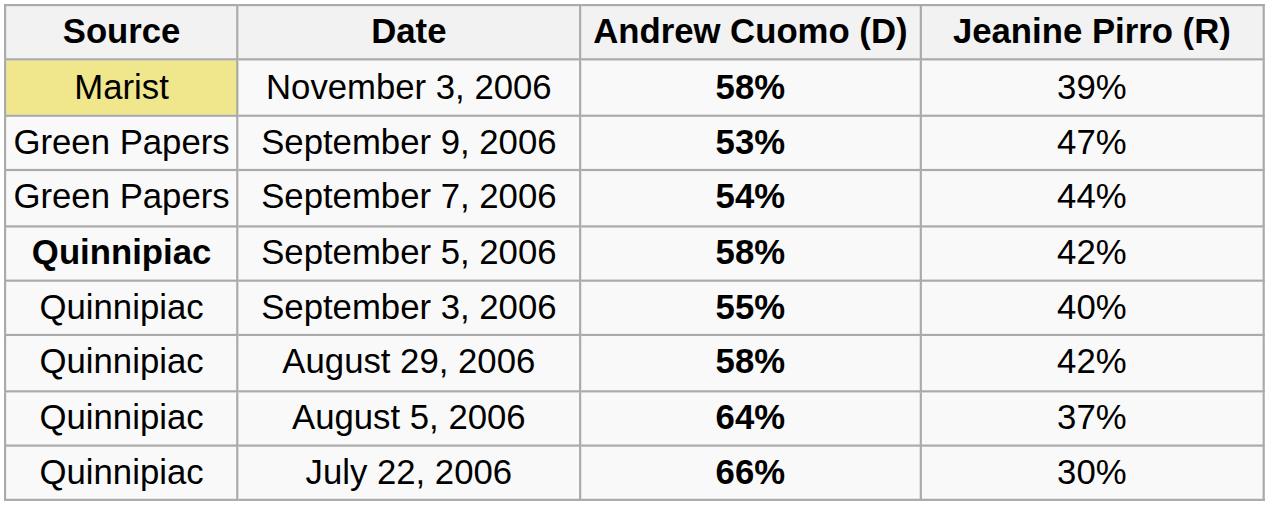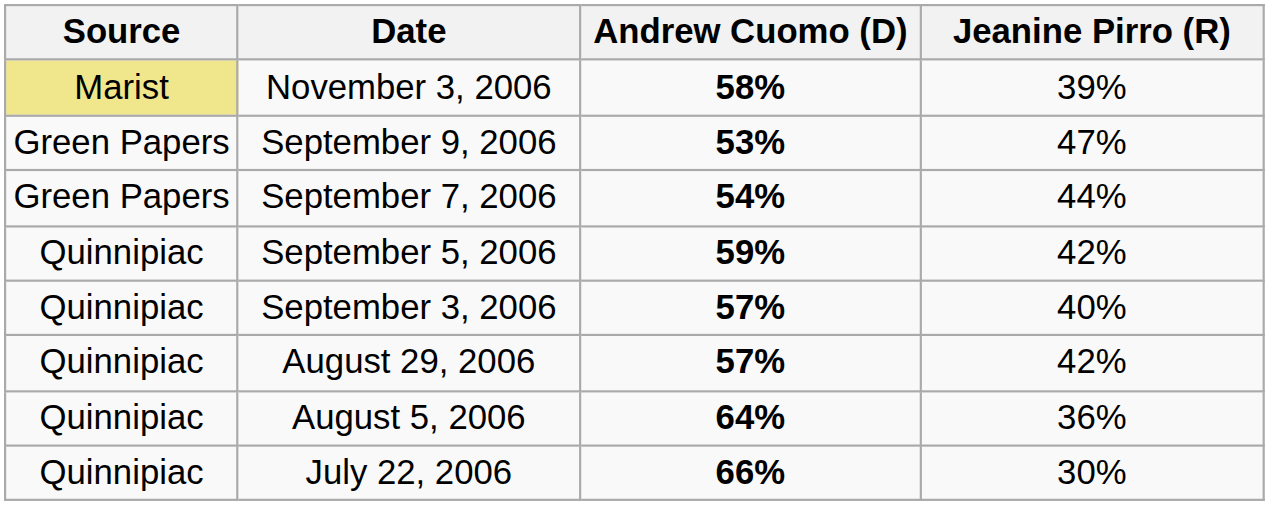(122, 252) bold -> (122, 252) normal
(750, 252) 58% -> (750, 252) 59%
(750, 307) 55% -> (750, 307) 57%
(750, 362) 58% -> (750, 362) 57%
(1092, 417) 37% -> (1092, 417) 36%
